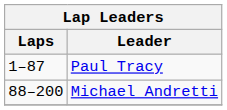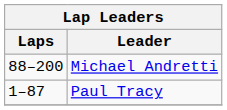rows swapped: (117, 67) <-> (144, 92)
